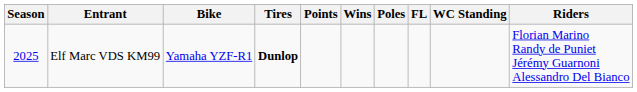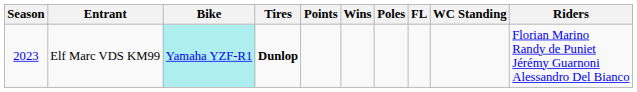(26, 55) 2025 -> (26, 55) 2023
(209, 55) no background -> (209, 55) paleturquoise background
